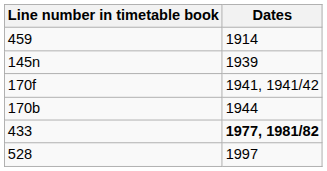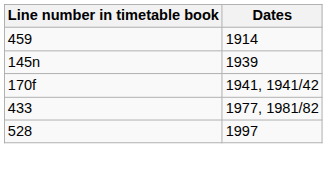- row: (24, 108)
(272, 131) bold -> (272, 108) normal
